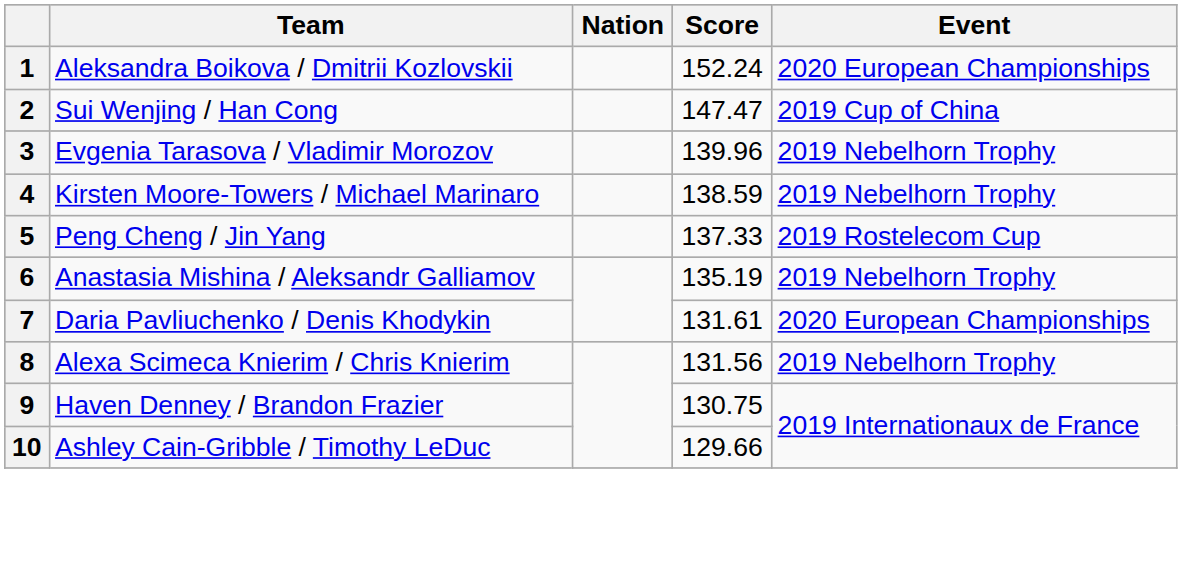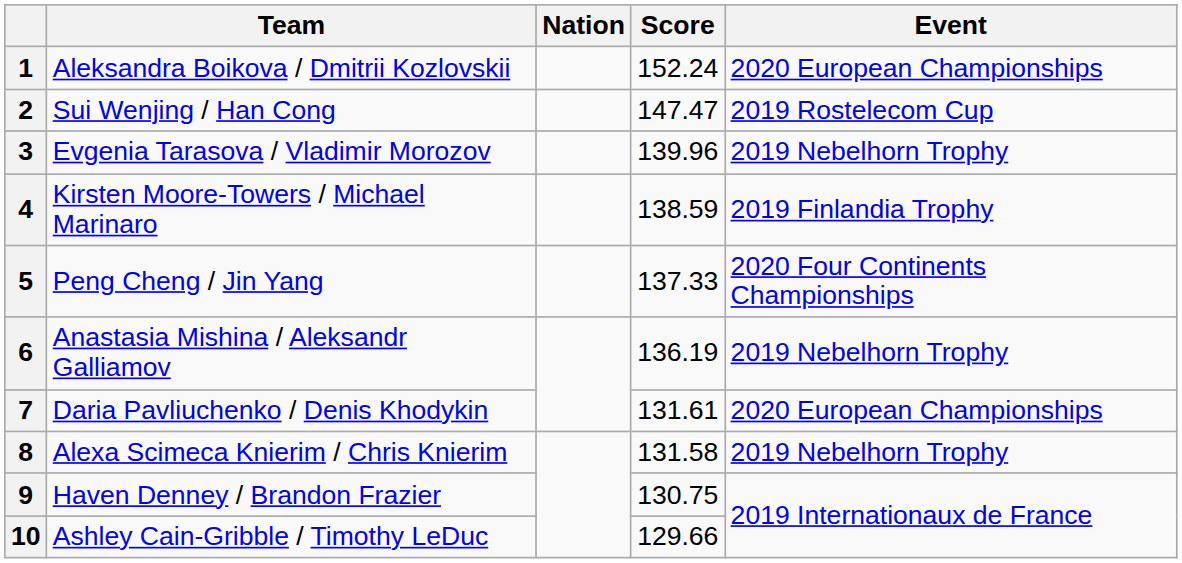(888, 109) 2019 Cup of China -> (862, 109) 2019 Rostelecom Cup
(916, 194) 2019 Nebelhorn Trophy -> (862, 208) 2019 Finlandia Trophy
(909, 236) 2019 Rostelecom Cup -> (858, 280) 2020 Four Continents Championships
(722, 278) 135.19 -> (678, 352) 136.19
(722, 362) 131.56 -> (678, 452) 131.58
